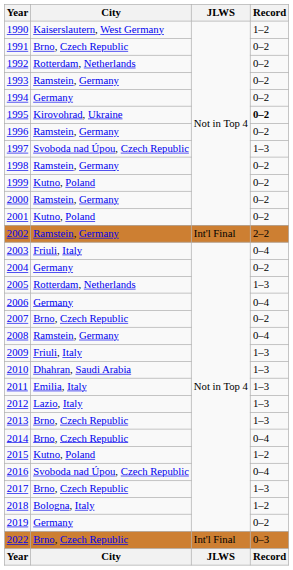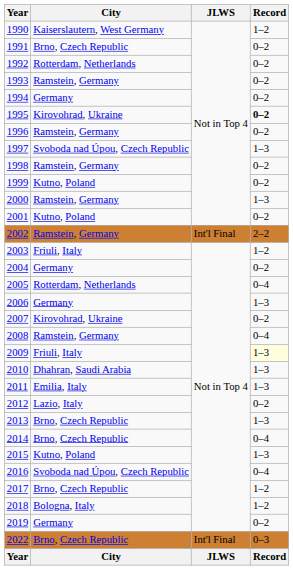(261, 200) 0–2 -> (261, 200) 1–3
(261, 251) 0–4 -> (261, 251) 1–2
(261, 285) 1–3 -> (261, 285) 0–4
(261, 302) 0–4 -> (261, 302) 1–3
(81, 319) Brno, Czech Republic -> (78, 319) Kirovohrad, Ukraine
(261, 353) no background -> (261, 353) lightyellow background
(261, 404) 1–3 -> (261, 404) 0–2
(261, 455) 1–2 -> (261, 455) 1–3
(261, 489) 1–3 -> (261, 489) 1–2
